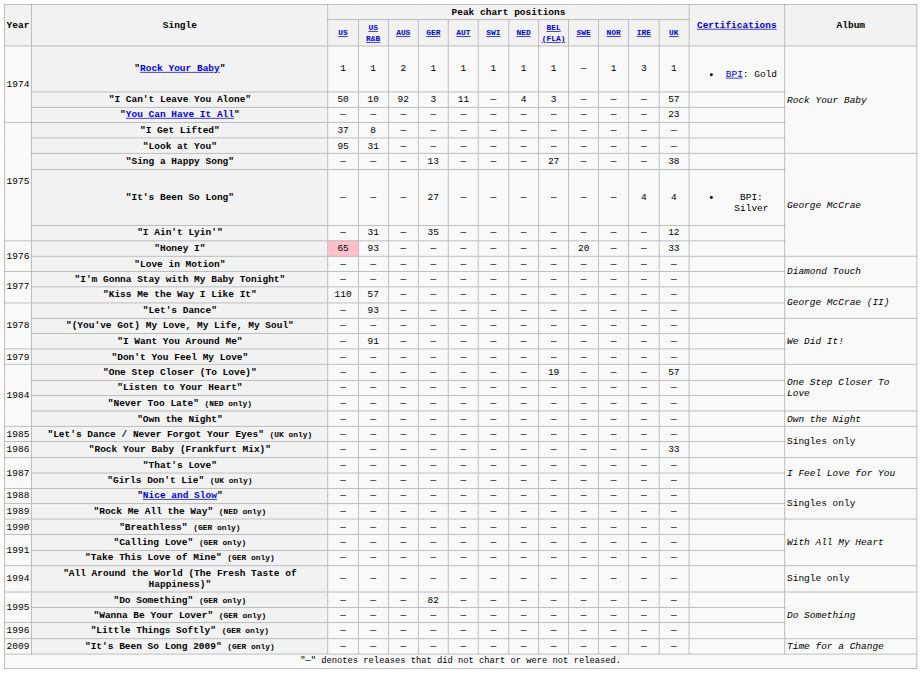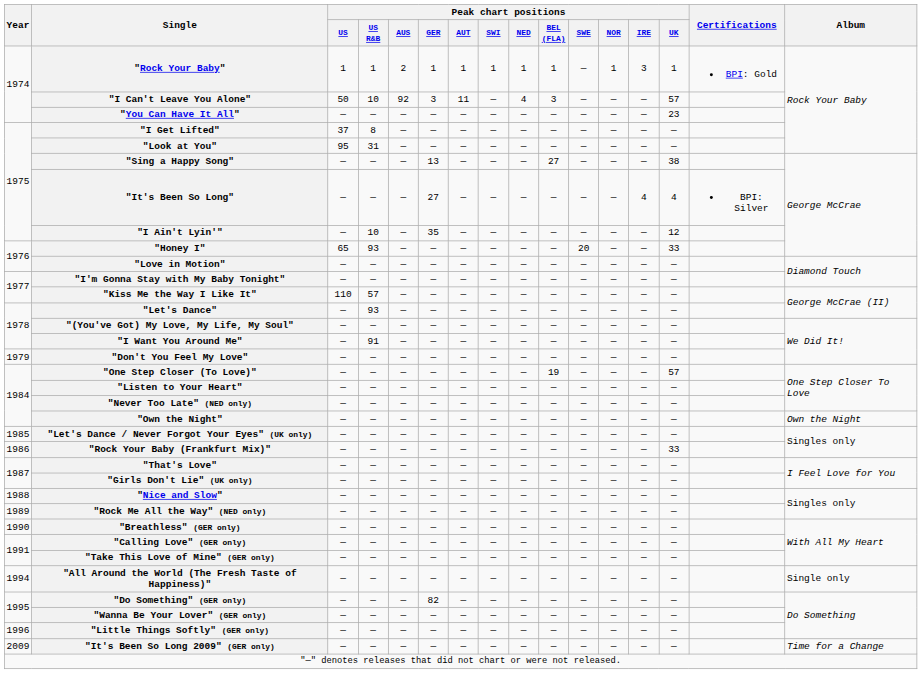(373, 233) 31 -> (373, 233) 10
(343, 249) pink background -> (343, 249) no background
